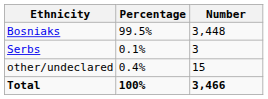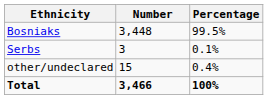columns swapped: (226, 13) <-> (153, 13)
